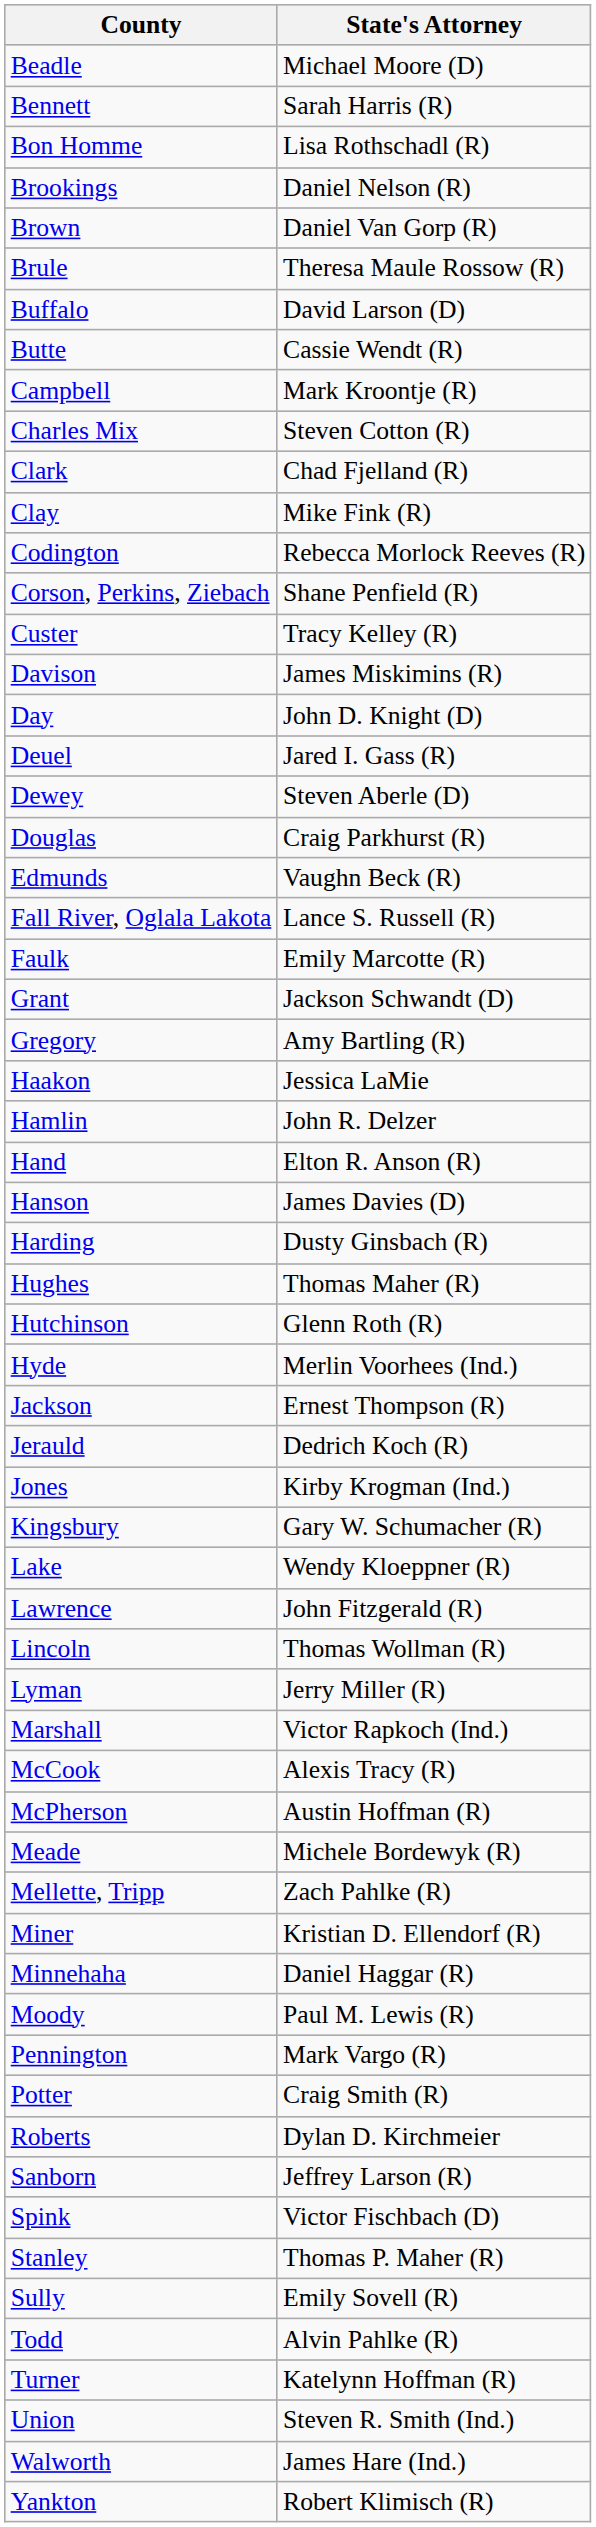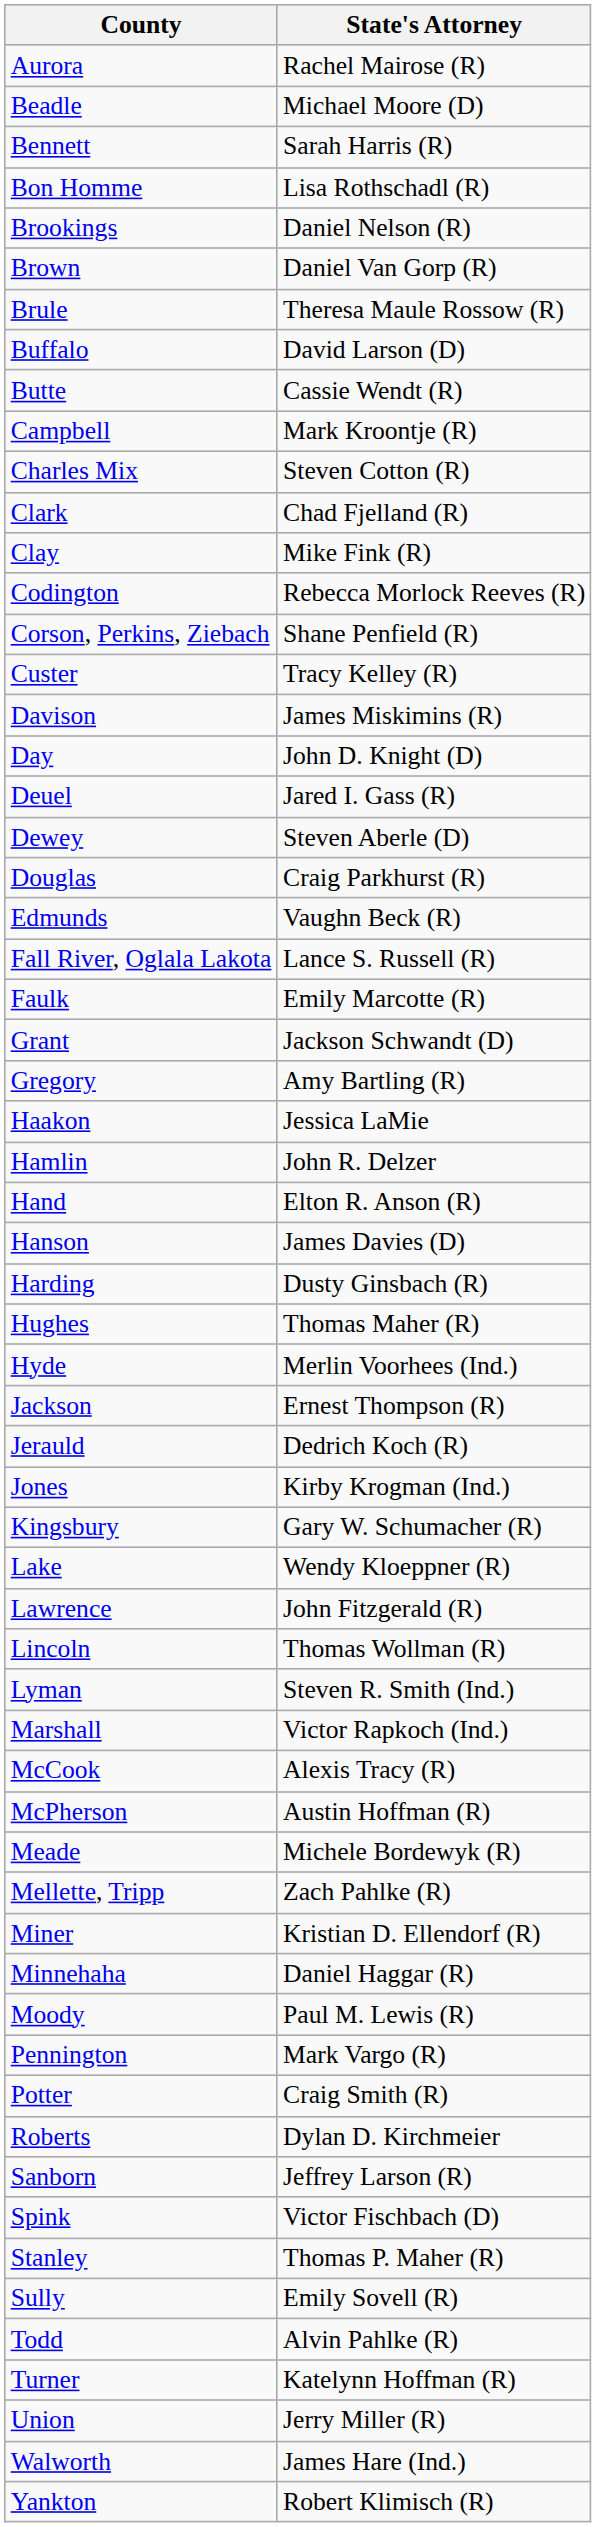+ row: (47, 65)
- row: (70, 1324)
(364, 1689) Jerry Miller (R) -> (399, 1689) Steven R. Smith (Ind.)
(399, 2420) Steven R. Smith (Ind.) -> (364, 2420) Jerry Miller (R)
